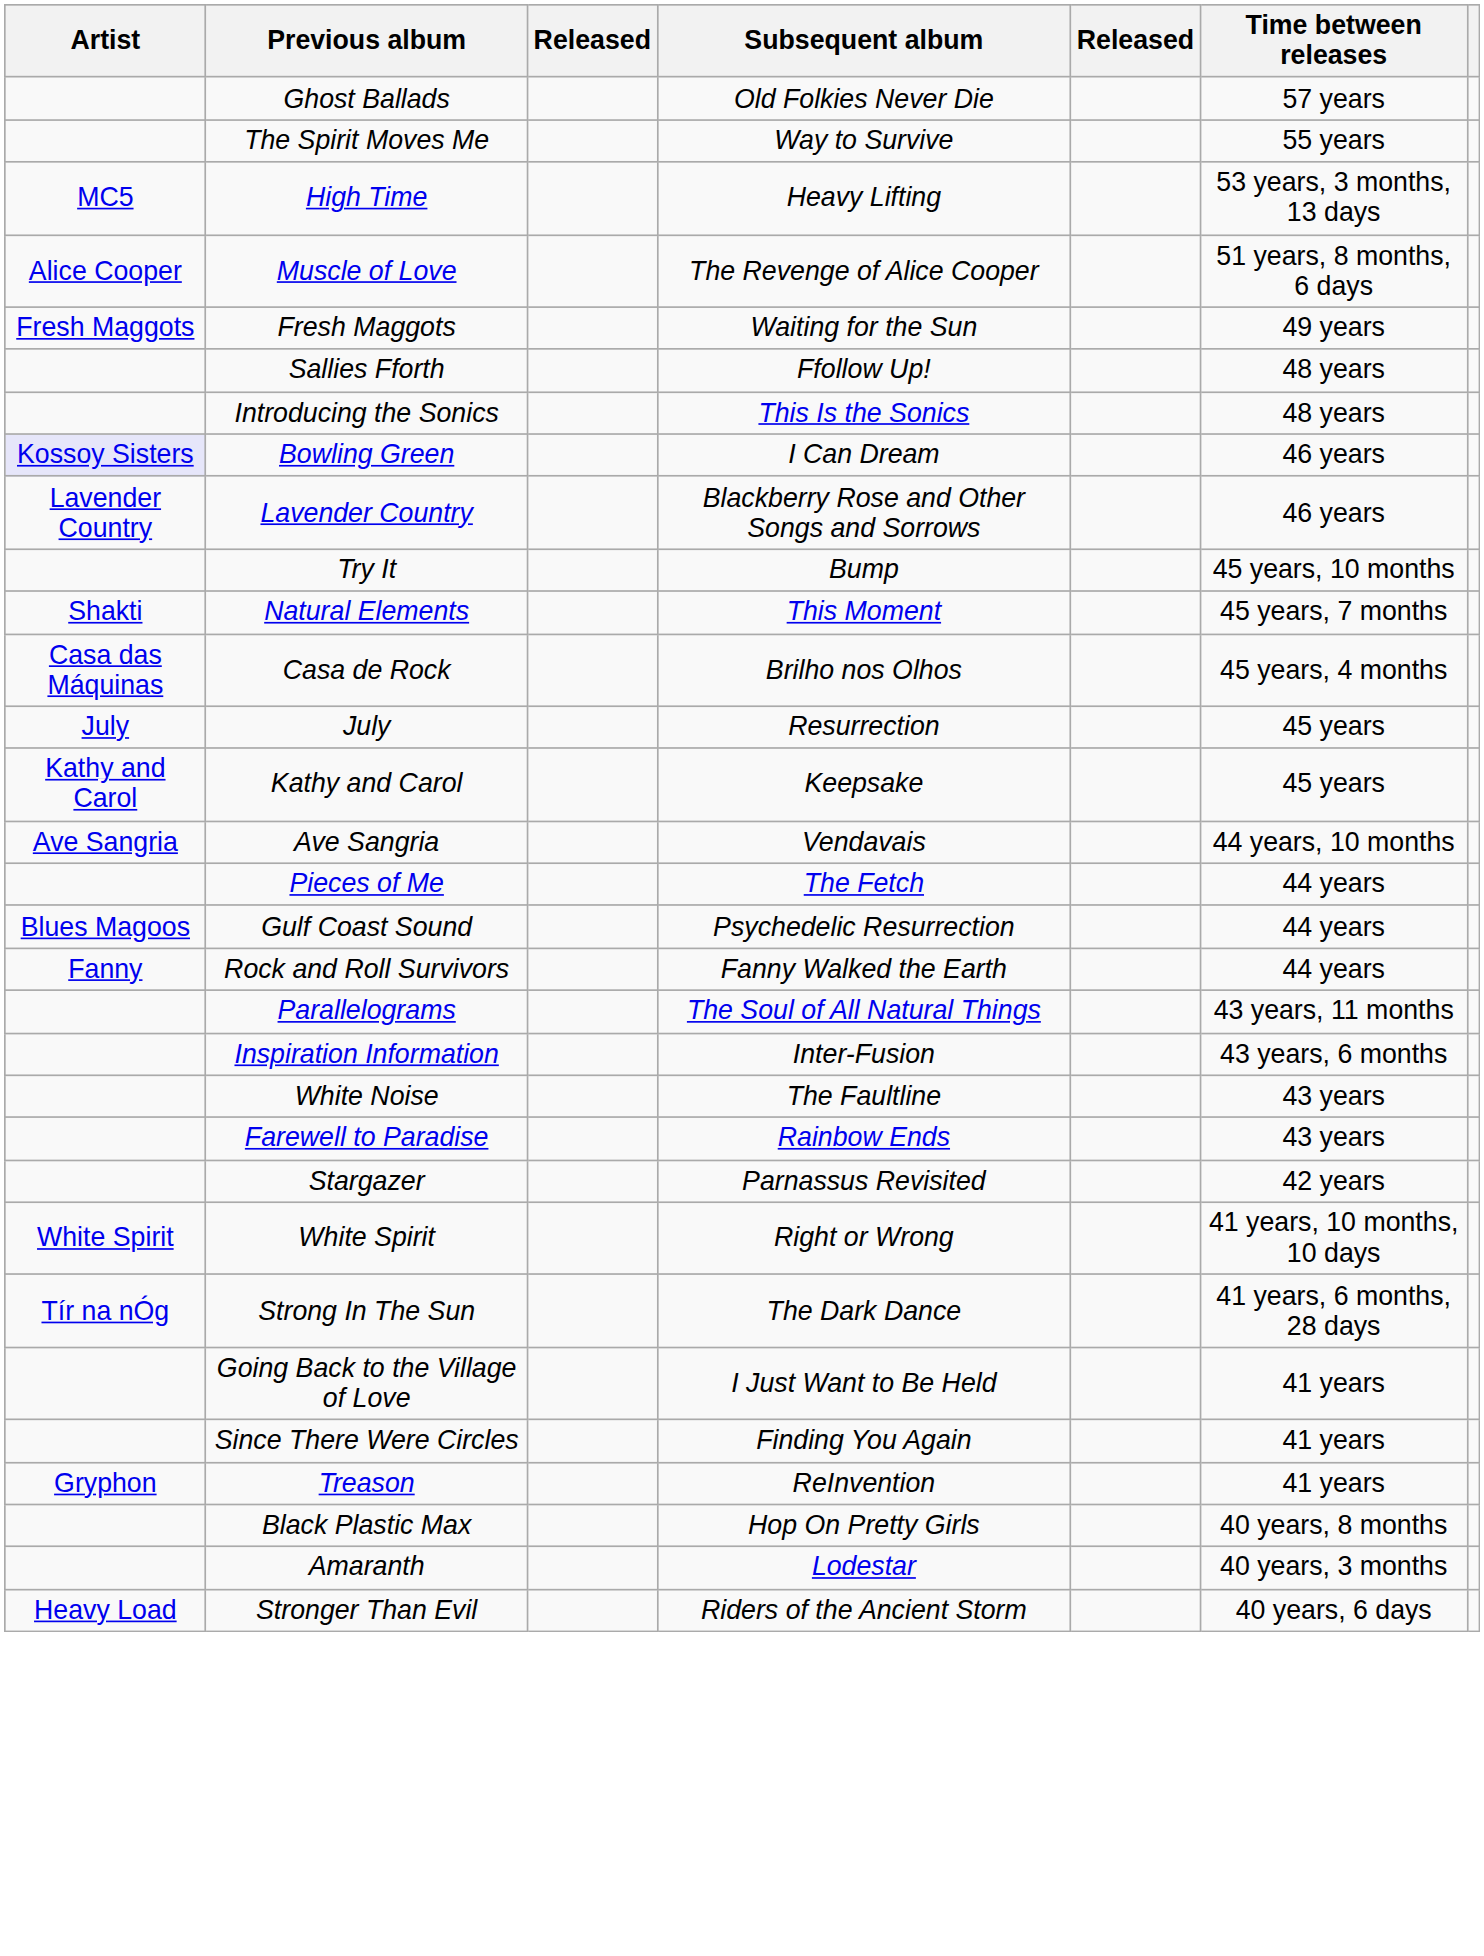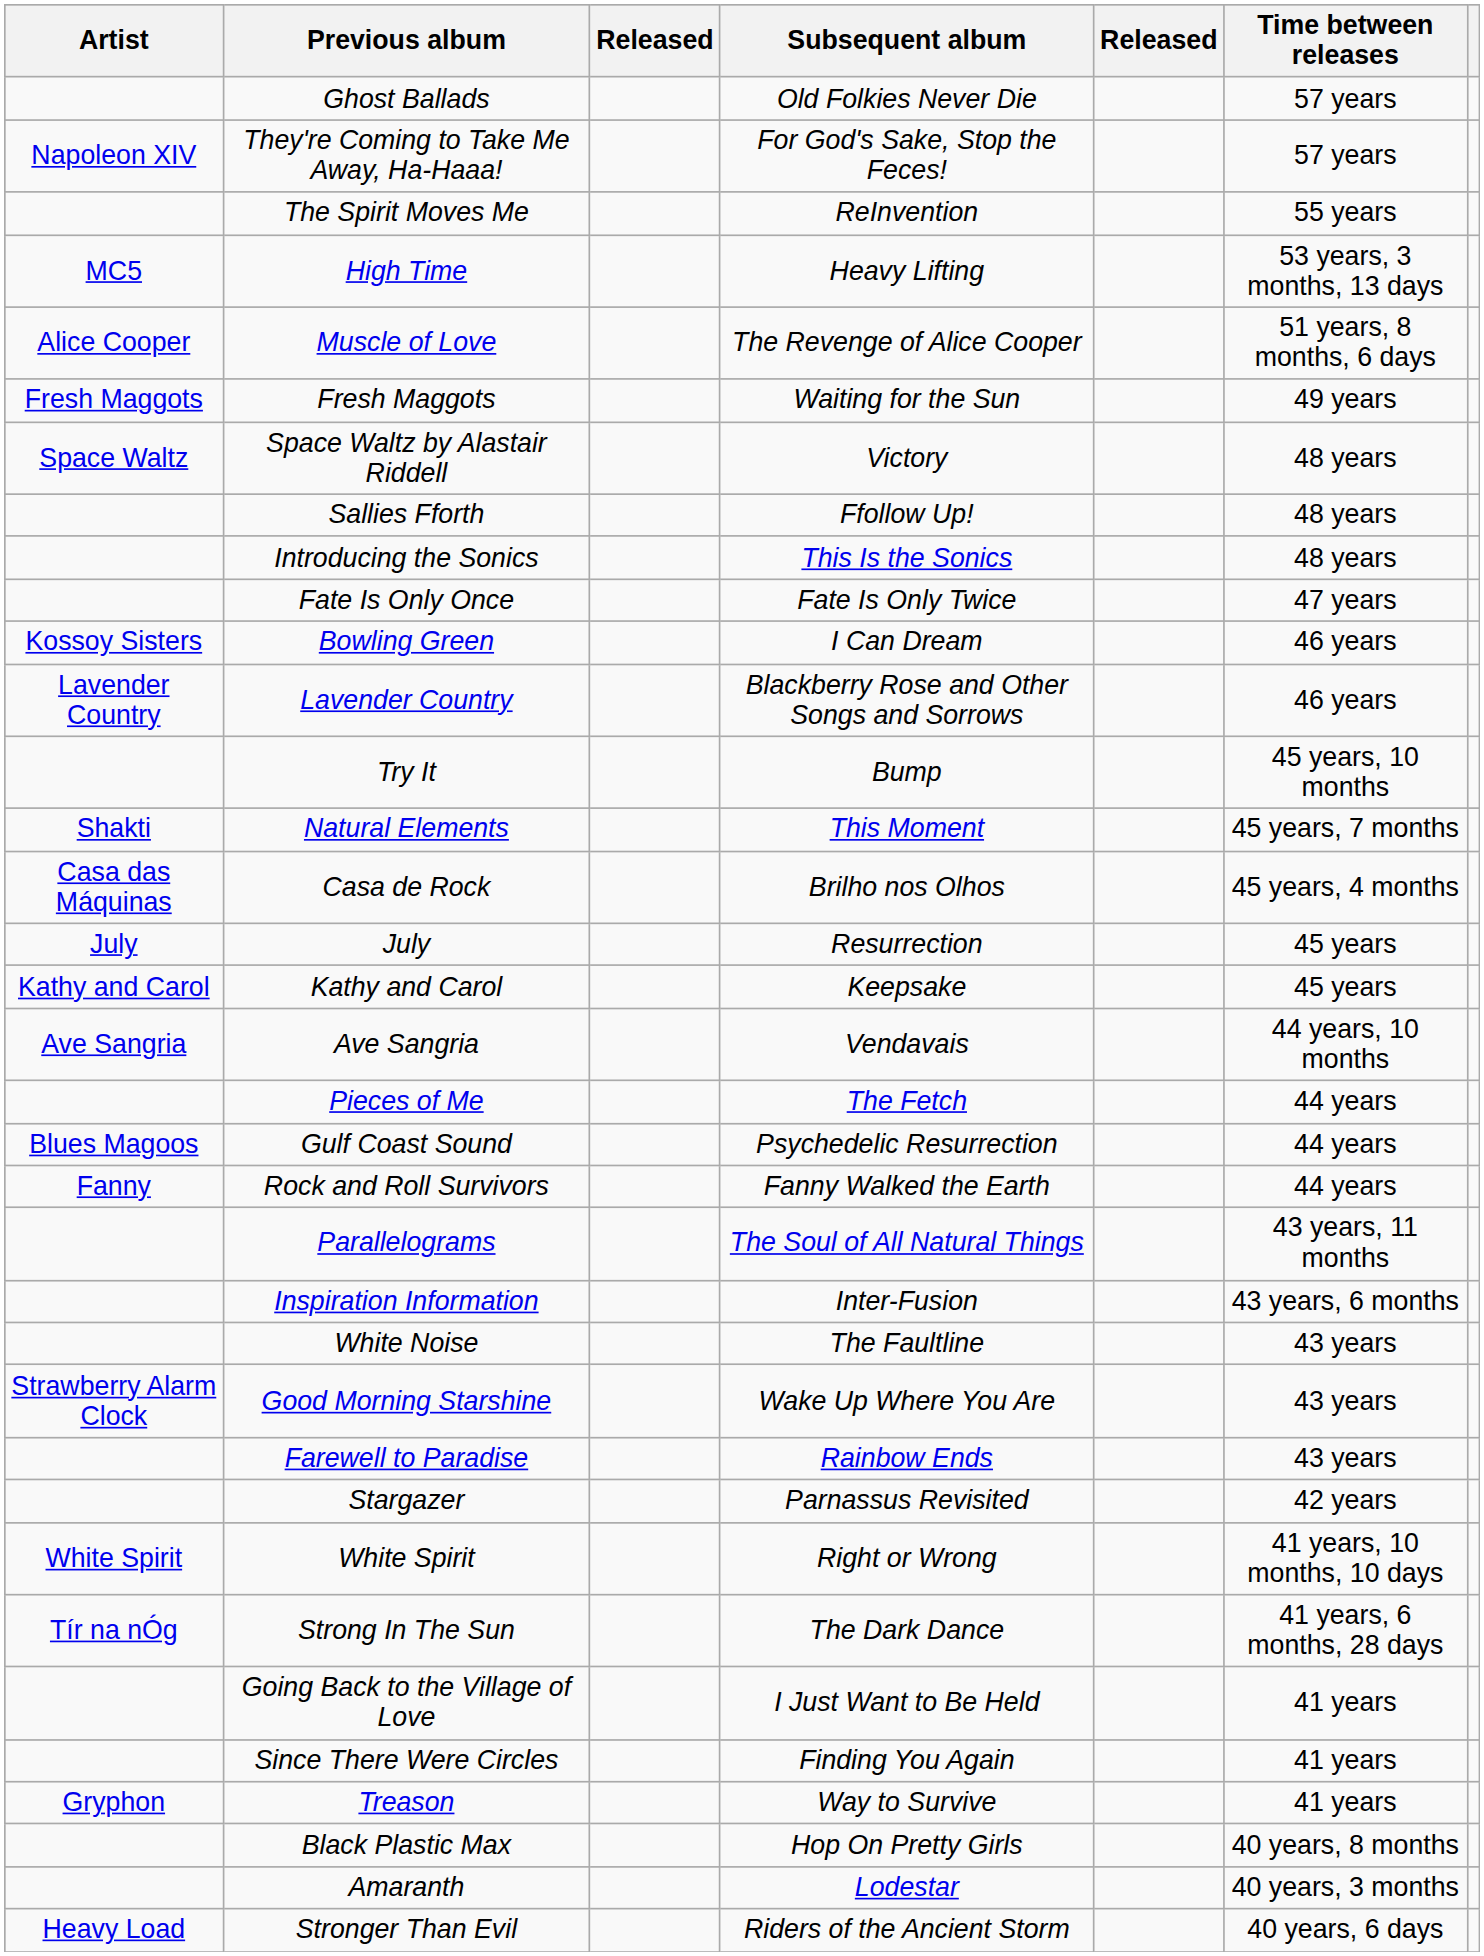+ row: (406, 155)
(864, 140) Way to Survive -> (907, 212) ReInvention
+ row: (406, 457)
+ row: (406, 599)
(105, 454) lavender background -> (114, 642) no background
+ row: (406, 1400)
(864, 1482) ReInvention -> (907, 1802) Way to Survive
